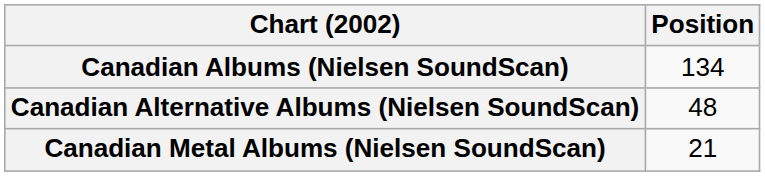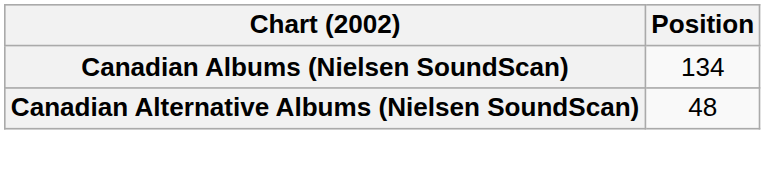- row: (325, 149)
